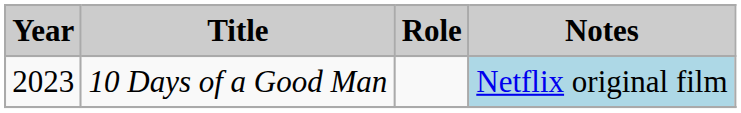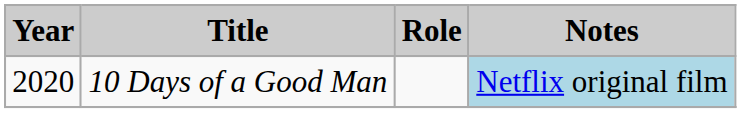(43, 81) 2023 -> (43, 81) 2020
